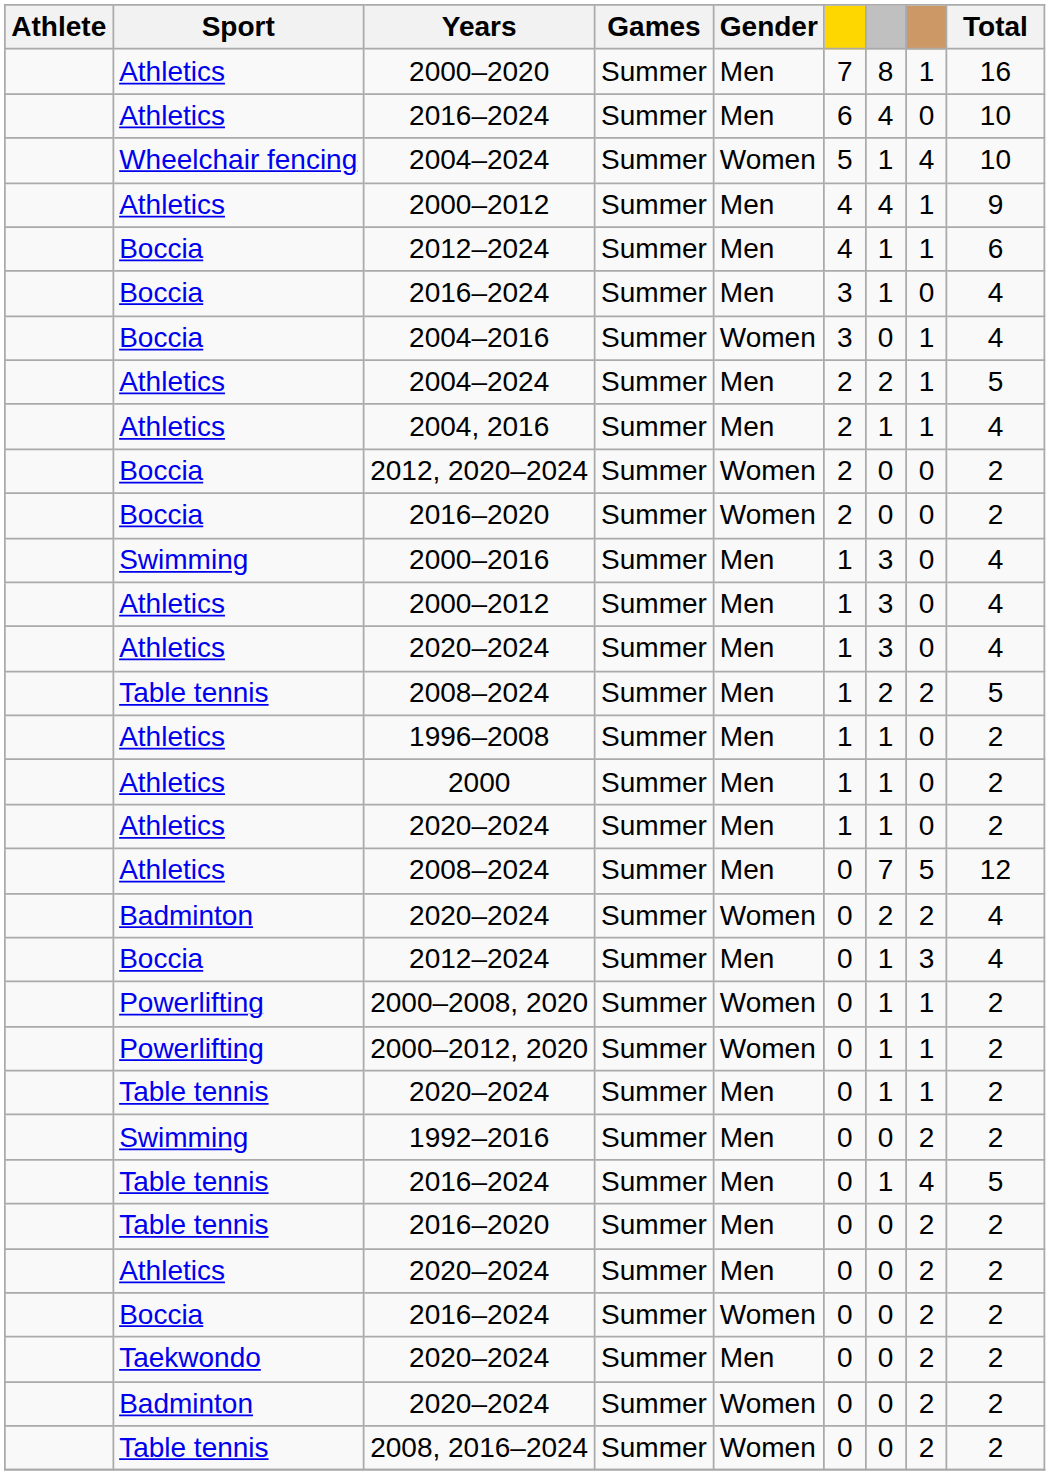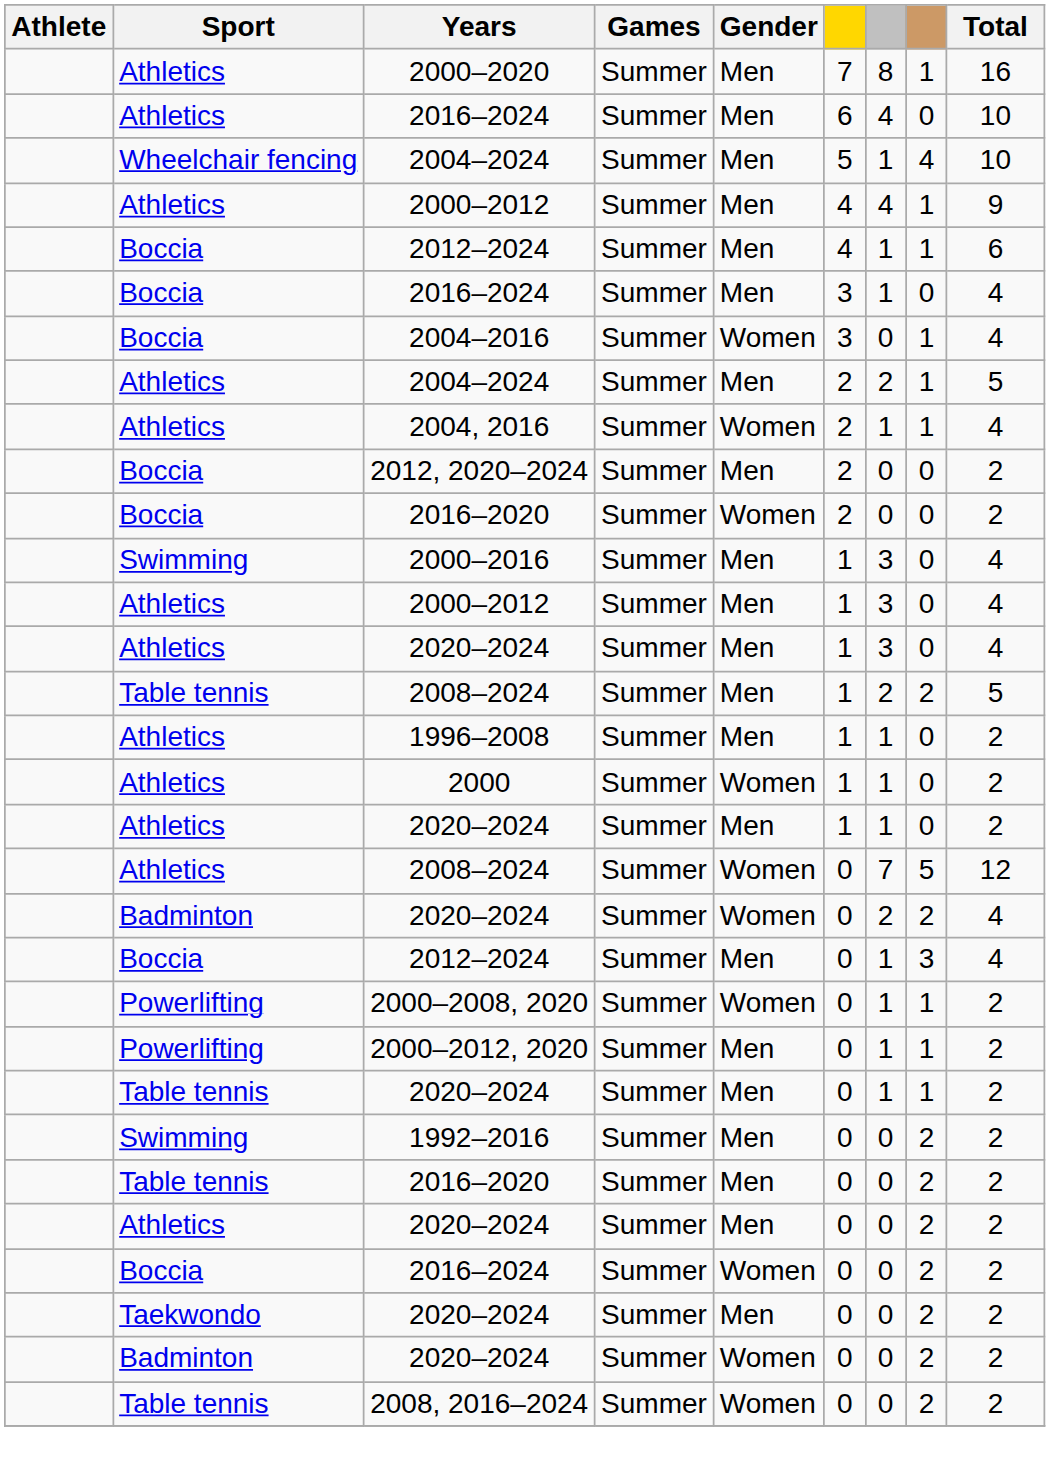(768, 159) Women -> (747, 159) Men
(747, 426) Men -> (768, 426) Women
(768, 470) Women -> (747, 470) Men
(747, 781) Men -> (768, 781) Women
(747, 870) Men -> (768, 870) Women
(768, 1048) Women -> (747, 1048) Men
- row: (194, 1181)
